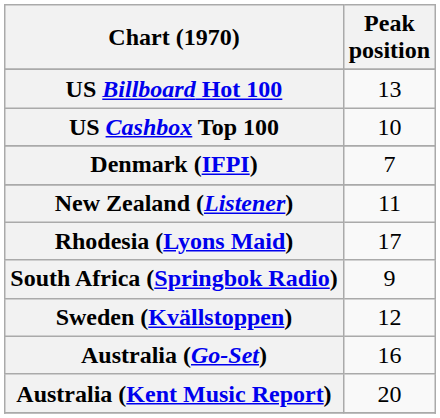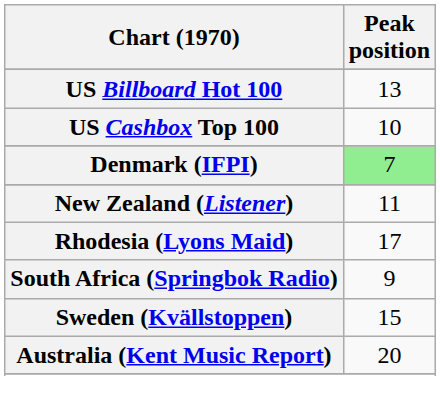(389, 164) no background -> (389, 164) lightgreen background
(389, 316) 12 -> (389, 316) 15
- row: (174, 355)
